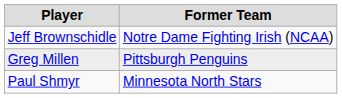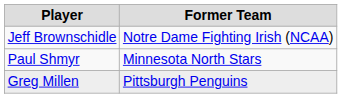rows swapped: (43, 59) <-> (44, 81)
